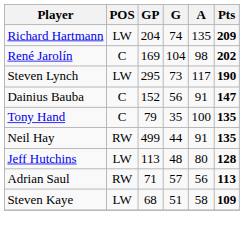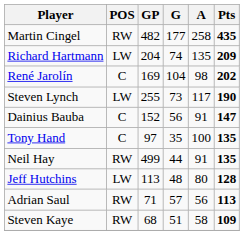+ row: (44, 35)
(150, 76) 295 -> (150, 96) 255
(150, 117) 79 -> (150, 138) 97
(122, 199) LW -> (122, 220) RW
